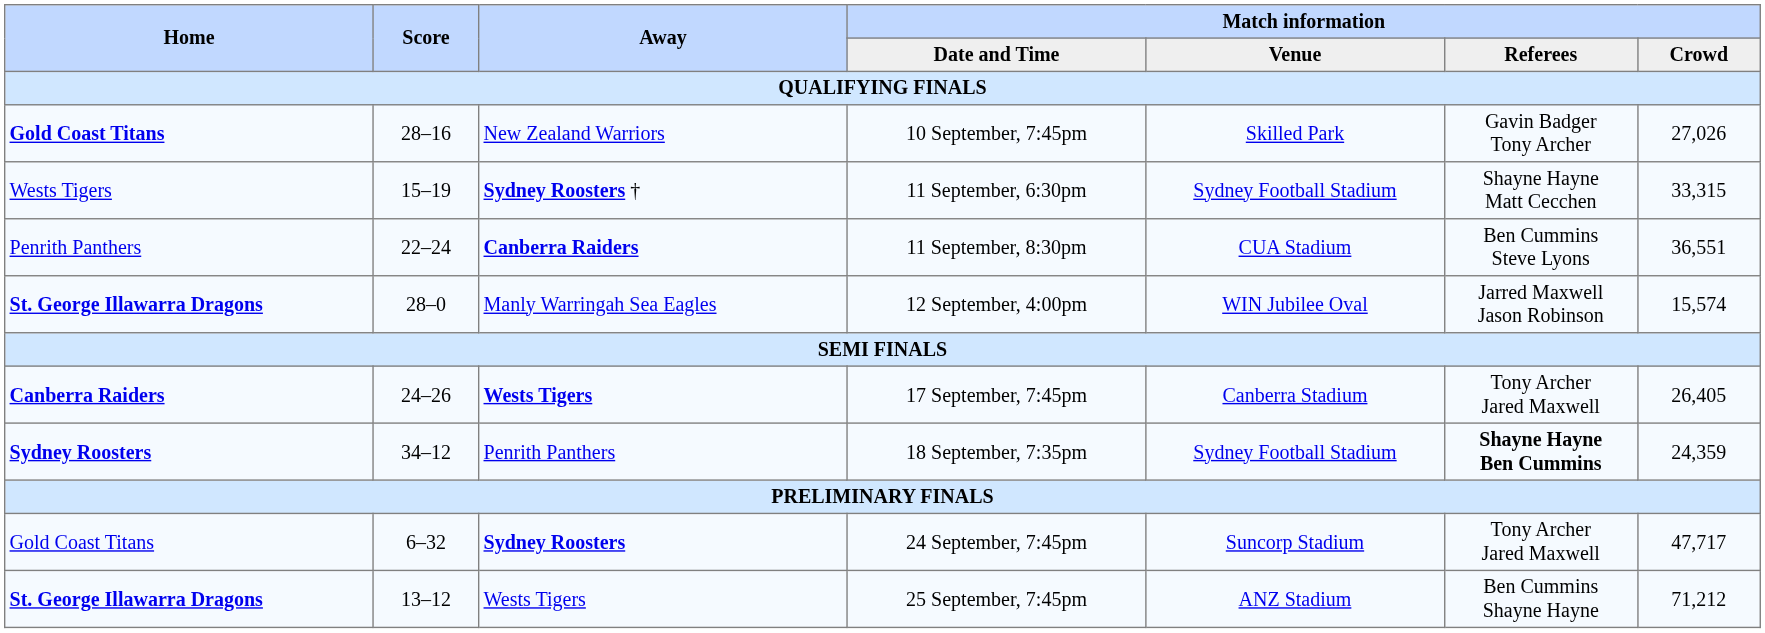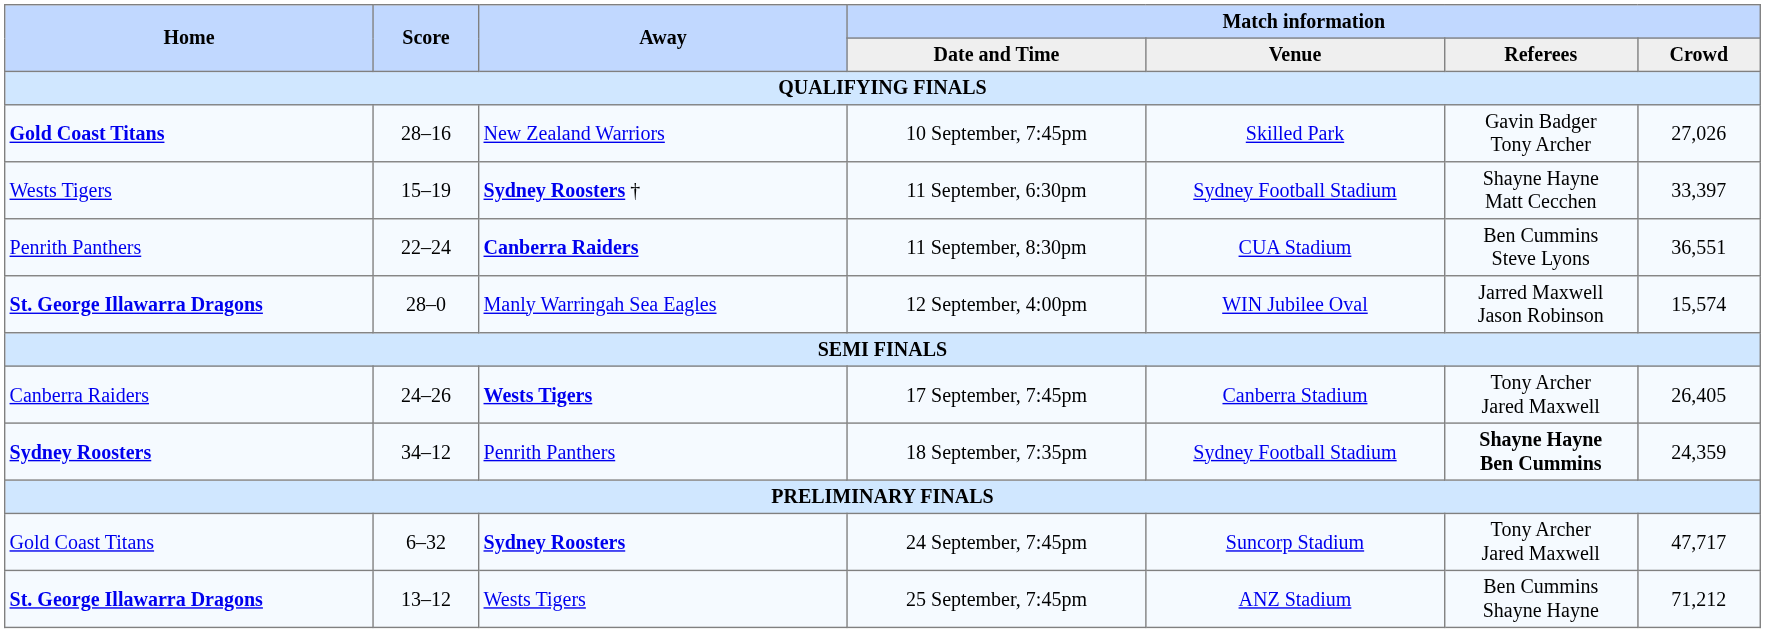(1699, 190) 33,315 -> (1699, 190) 33,397
(87, 394) bold -> (79, 394) normal
